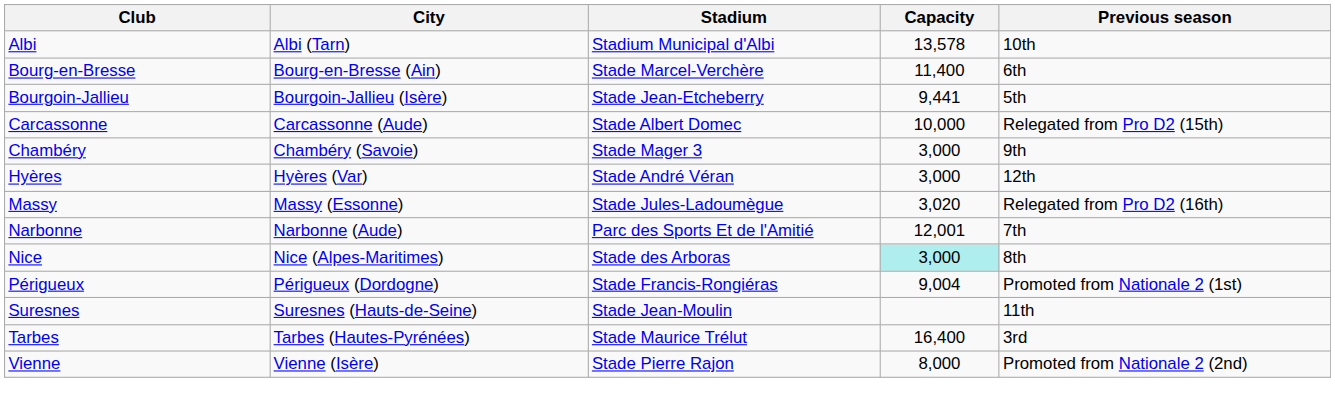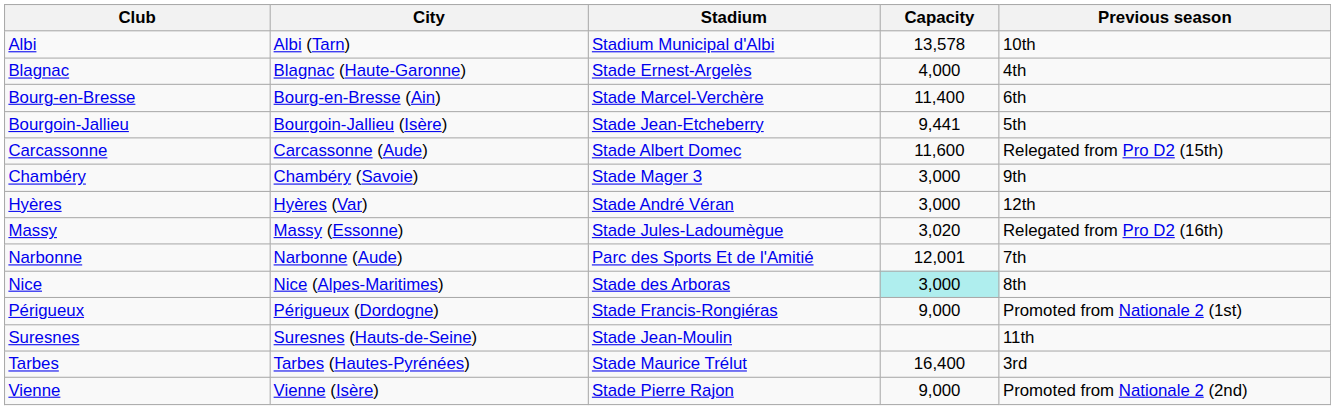+ row: (39, 71)
(939, 124) 10,000 -> (939, 151) 11,600
(939, 284) 9,004 -> (939, 310) 9,000
(939, 364) 8,000 -> (939, 390) 9,000
